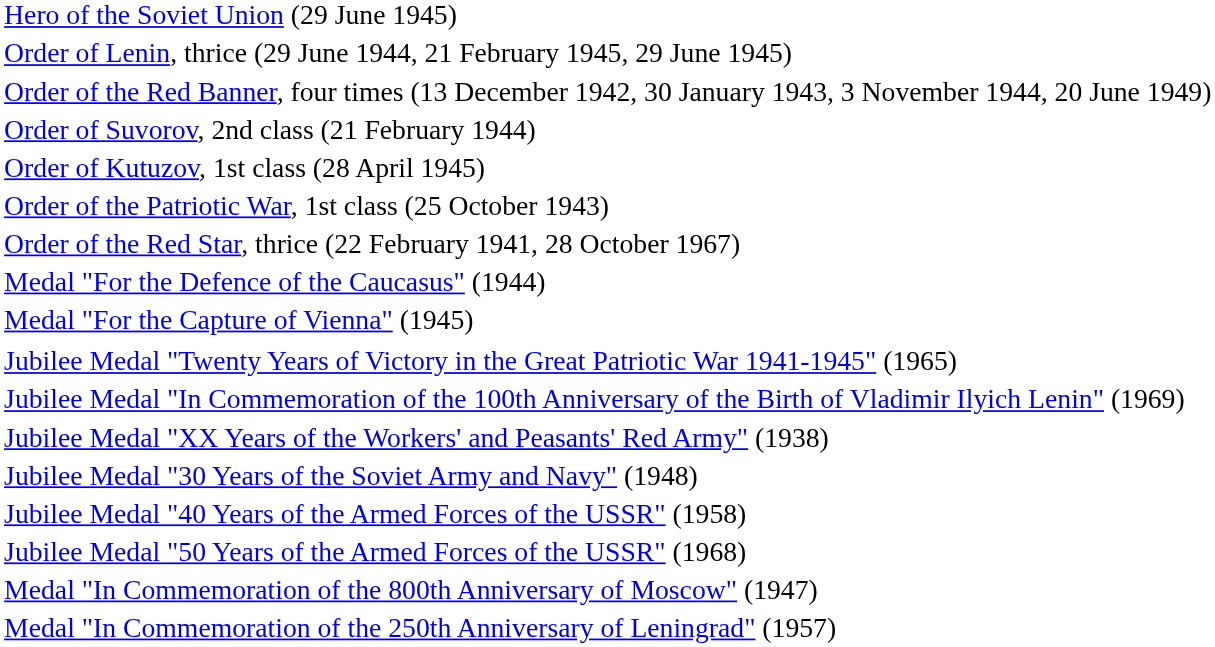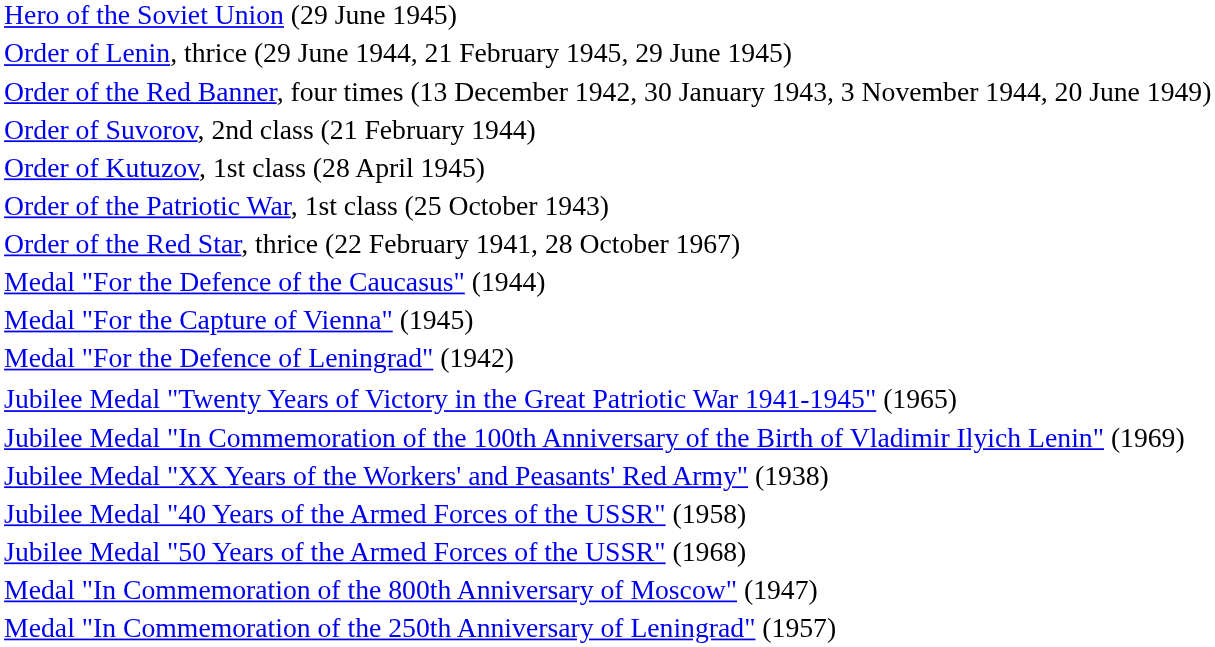+ row: (259, 357)
- row: (351, 475)
